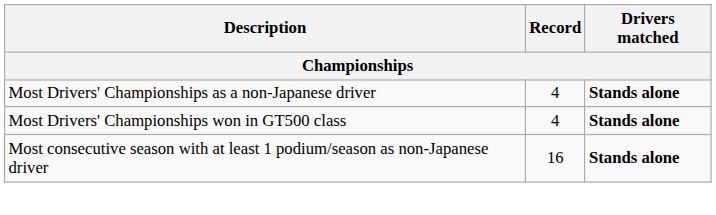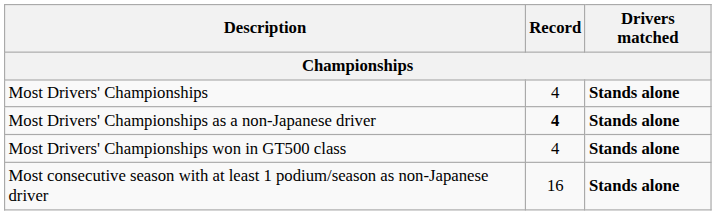+ row: (108, 93)
(555, 93) normal -> (555, 121) bold
